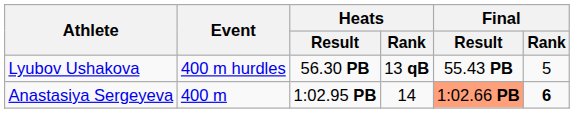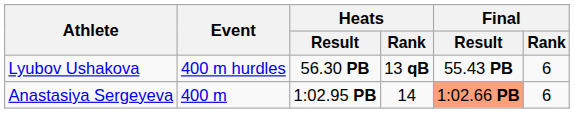(547, 69) 5 -> (547, 69) 6
(547, 95) bold -> (547, 95) normal
